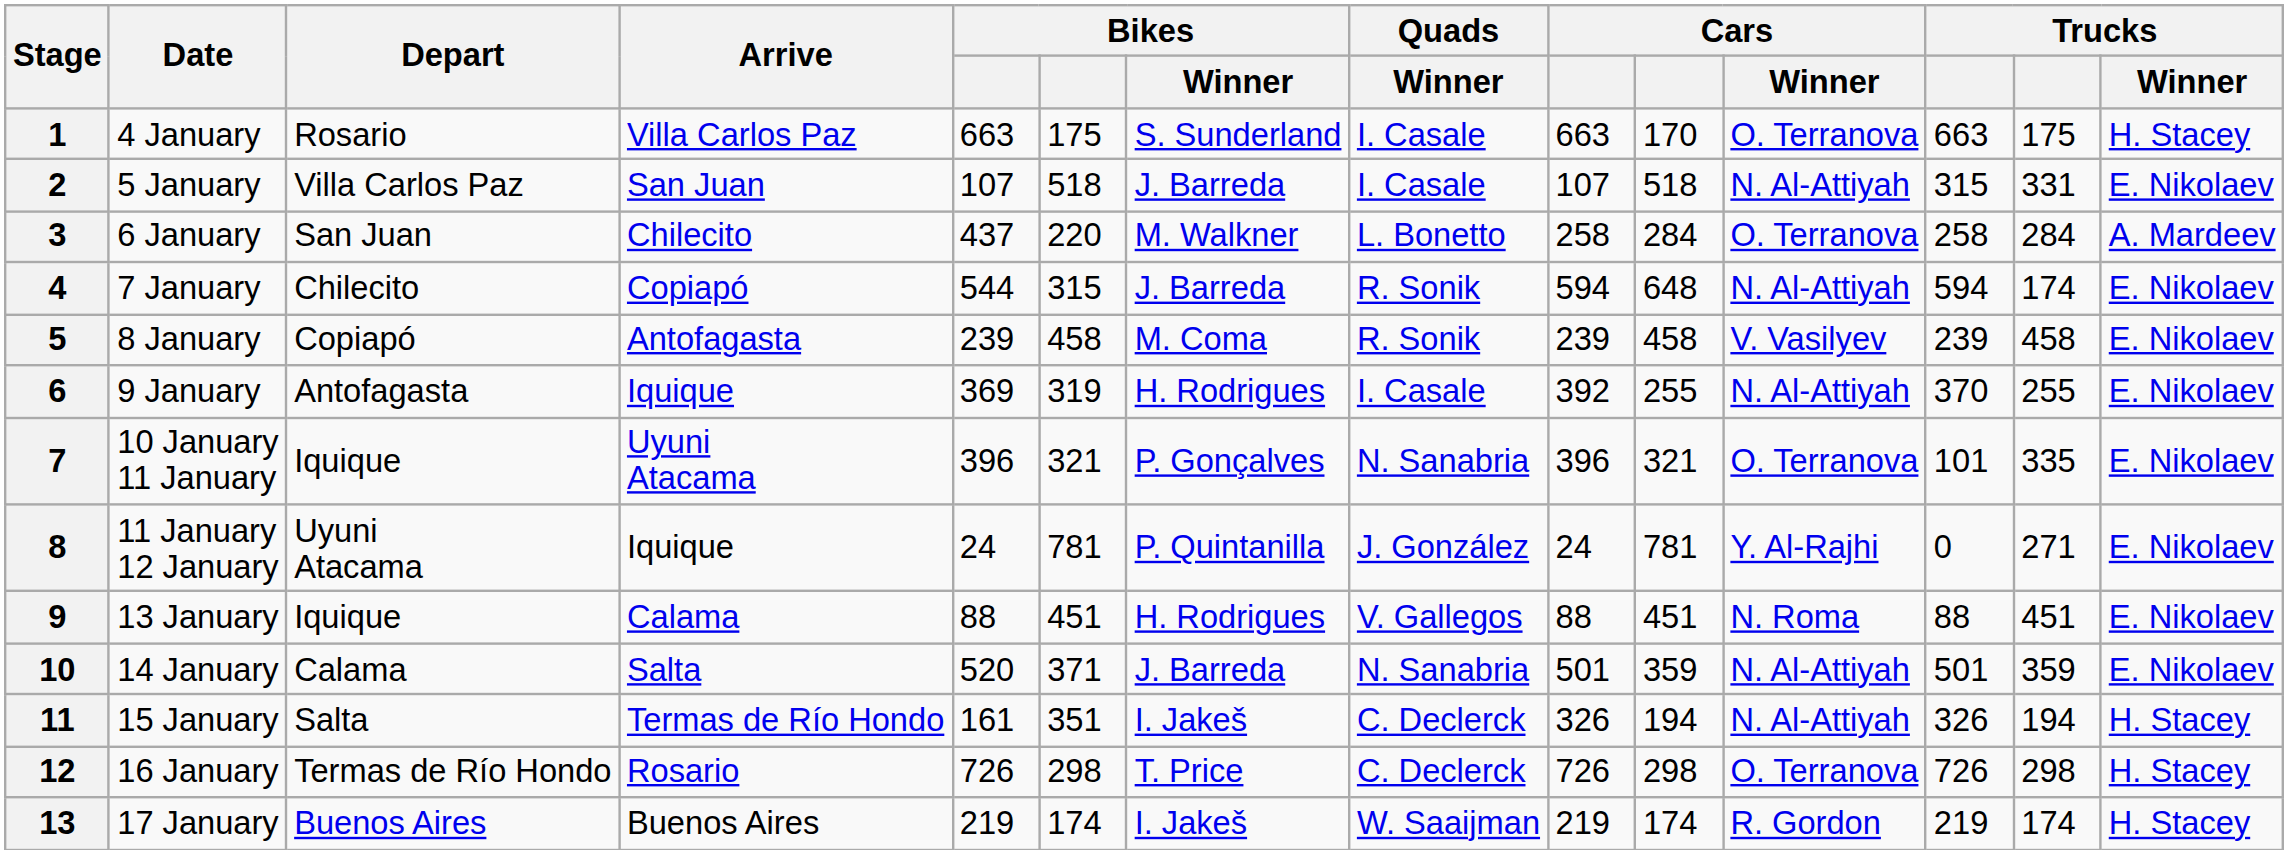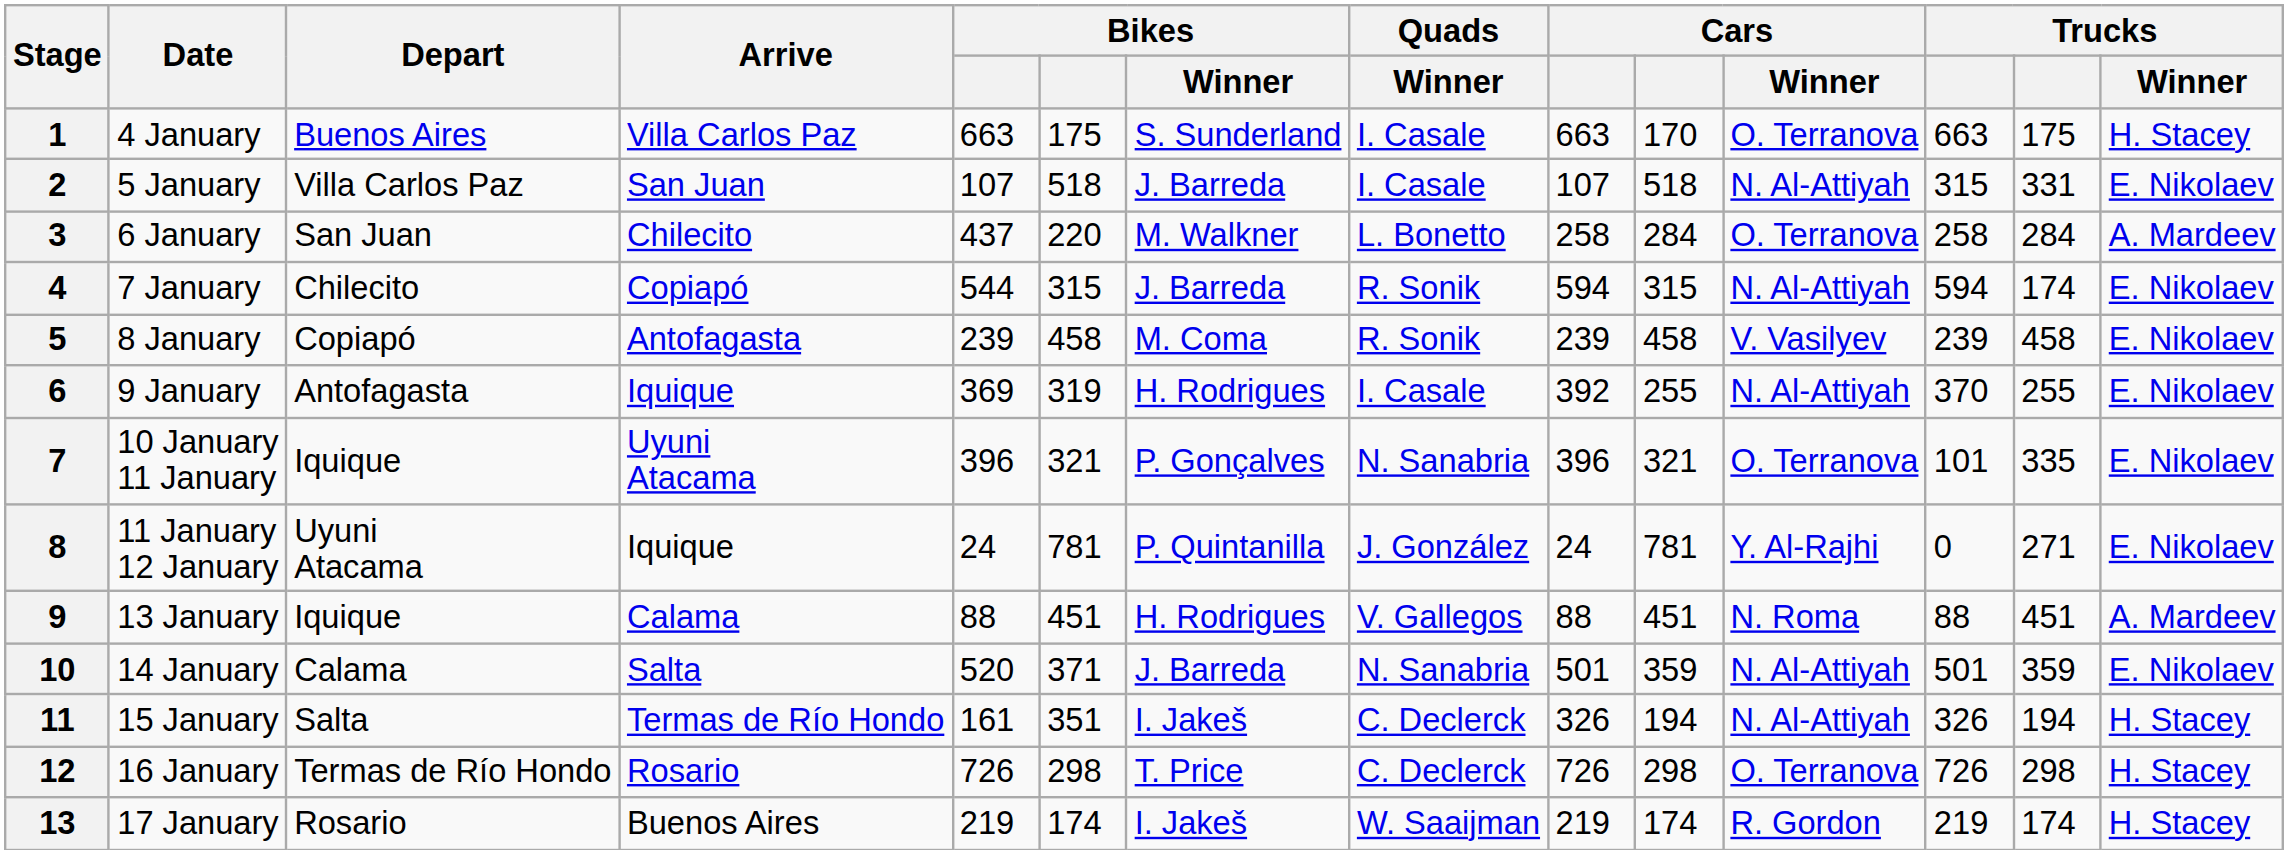(350, 133) Rosario -> (390, 133) Buenos Aires
(1670, 288) 648 -> (1670, 288) 315
(2191, 617) E. Nikolaev -> (2192, 617) A. Mardeev
(390, 823) Buenos Aires -> (350, 823) Rosario
